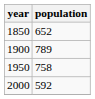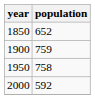(43, 49) 789 -> (43, 49) 759
